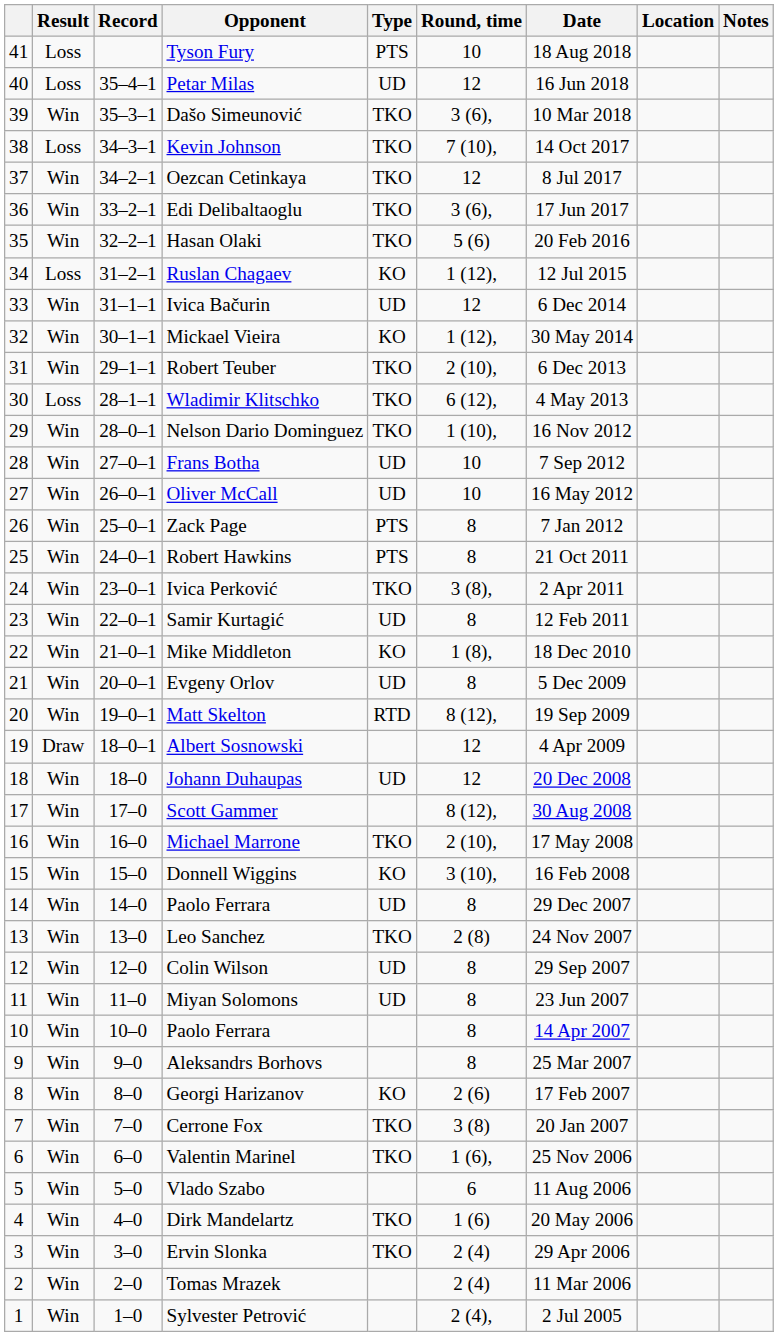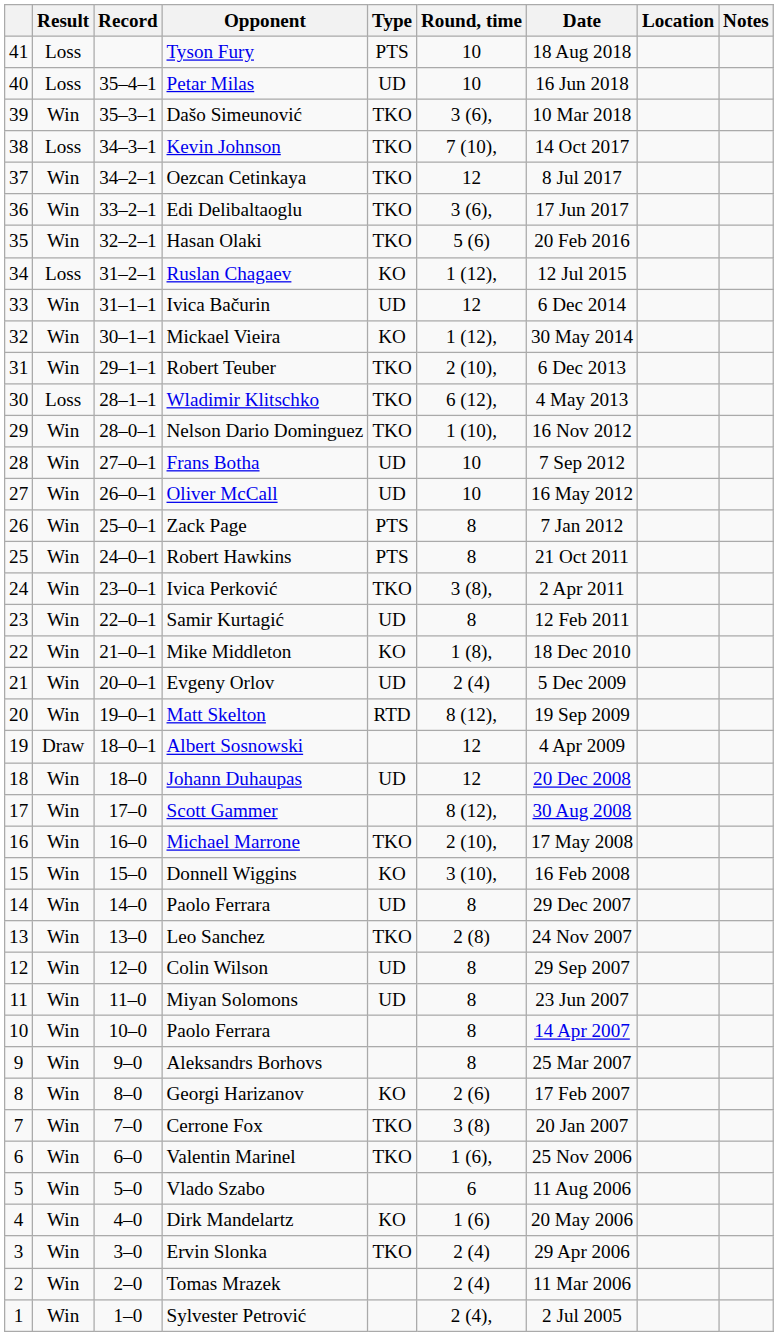(472, 83) 12 -> (472, 83) 10
(472, 683) 8 -> (472, 683) 2 (4)
(392, 1220) TKO -> (392, 1220) KO
